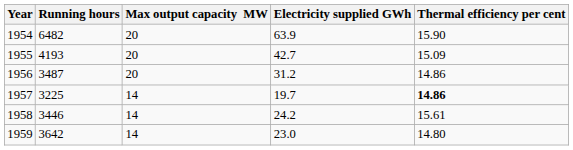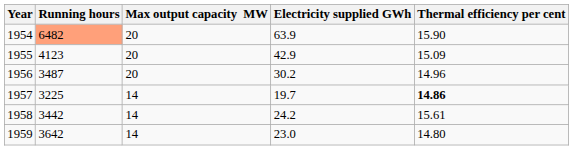(51, 34) no background -> (51, 34) lightsalmon background
(51, 54) 4193 -> (51, 54) 4123
(285, 54) 42.7 -> (285, 54) 42.9
(285, 74) 31.2 -> (285, 74) 30.2
(431, 74) 14.86 -> (431, 74) 14.96
(51, 114) 3446 -> (51, 114) 3442
